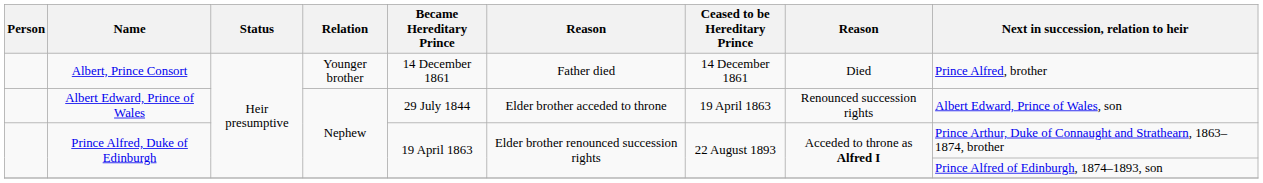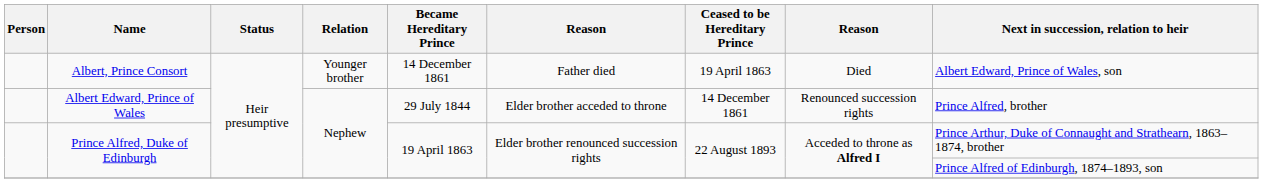(735, 70) 14 December 1861 -> (735, 70) 19 April 1863
(991, 70) Prince Alfred, brother -> (1028, 70) Albert Edward, Prince of Wales, son
(735, 105) 19 April 1863 -> (735, 105) 14 December 1861
(1028, 105) Albert Edward, Prince of Wales, son -> (991, 105) Prince Alfred, brother
